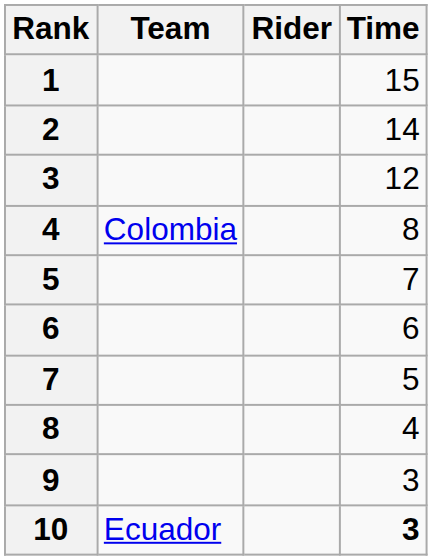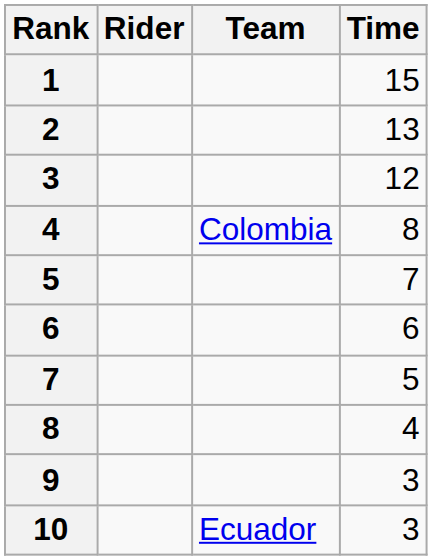columns swapped: (292, 29) <-> (170, 29)
(402, 129) 14 -> (402, 129) 13
(411, 529) bold -> (411, 529) normal
